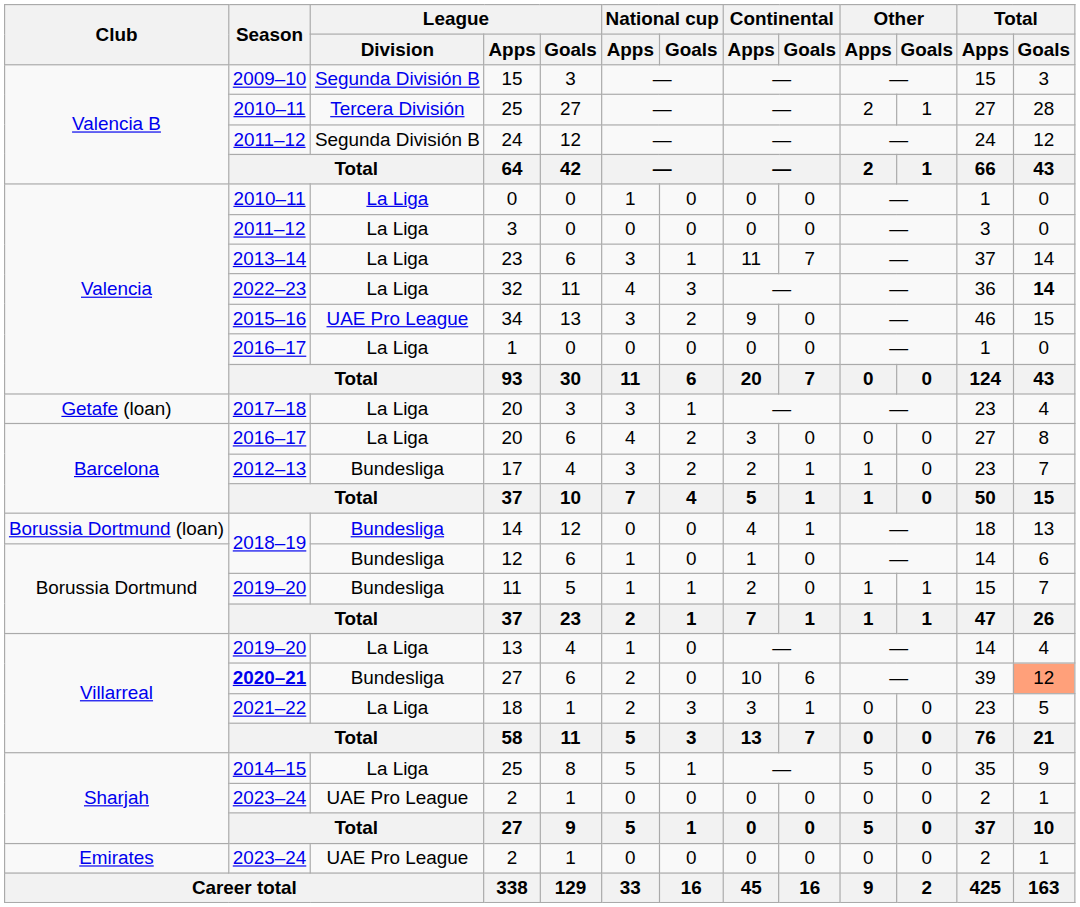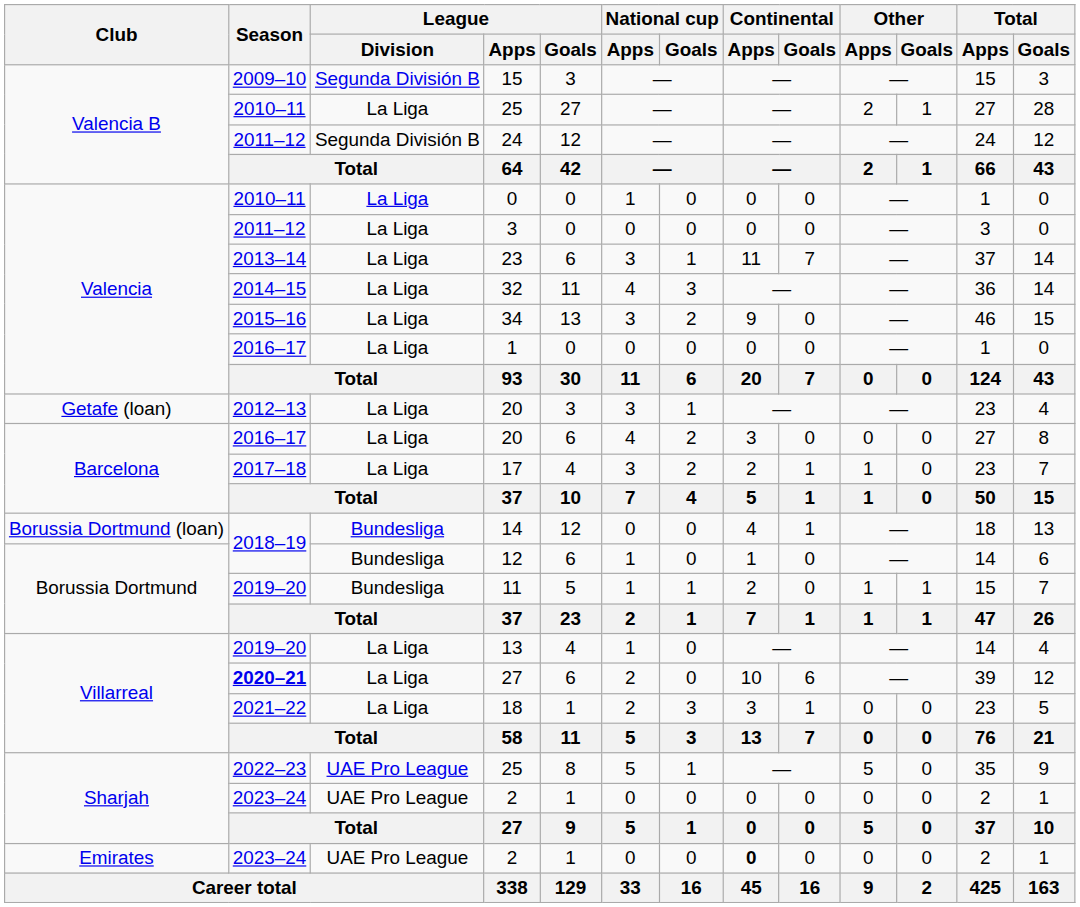(397, 109) Tercera División -> (397, 109) La Liga
(270, 288) 2022–23 -> (270, 288) 2014–15
(1044, 288) bold -> (1044, 288) normal
(397, 318) UAE Pro League -> (397, 318) La Liga
(270, 408) 2017–18 -> (270, 408) 2012–13
(270, 468) 2012–13 -> (270, 468) 2017–18
(397, 468) Bundesliga -> (397, 468) La Liga
(397, 678) Bundesliga -> (397, 678) La Liga
(1044, 678) lightsalmon background -> (1044, 678) no background
(270, 768) 2014–15 -> (270, 768) 2022–23
(397, 768) La Liga -> (397, 768) UAE Pro League
(751, 857) normal -> (751, 857) bold
